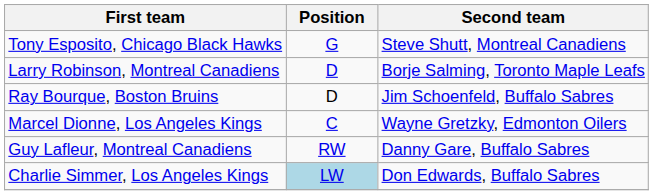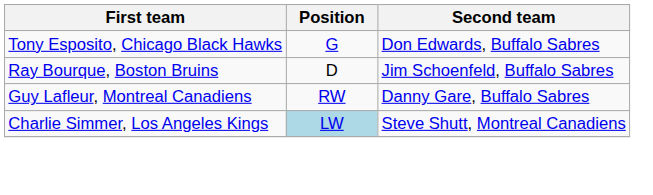(504, 44) Steve Shutt, Montreal Canadiens -> (491, 44) Don Edwards, Buffalo Sabres
- row: (144, 70)
- row: (135, 123)
(491, 176) Don Edwards, Buffalo Sabres -> (504, 123) Steve Shutt, Montreal Canadiens
